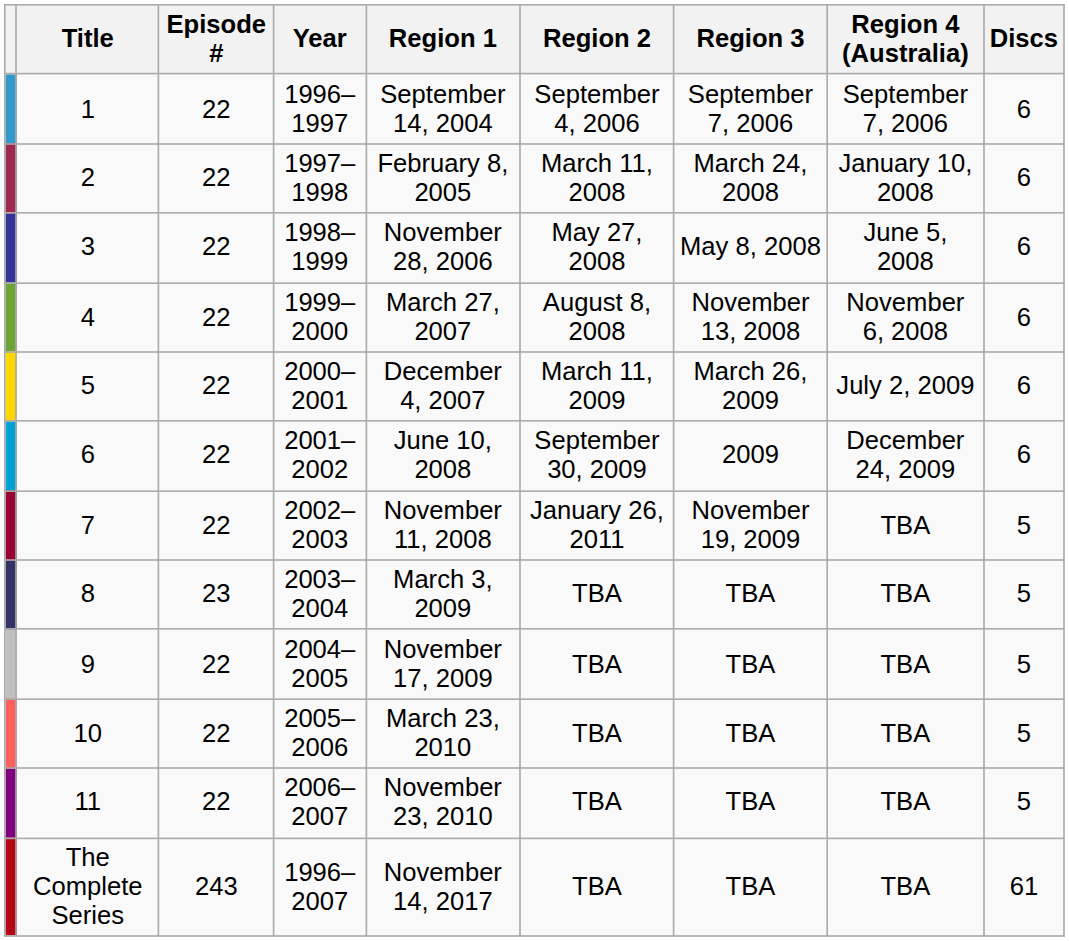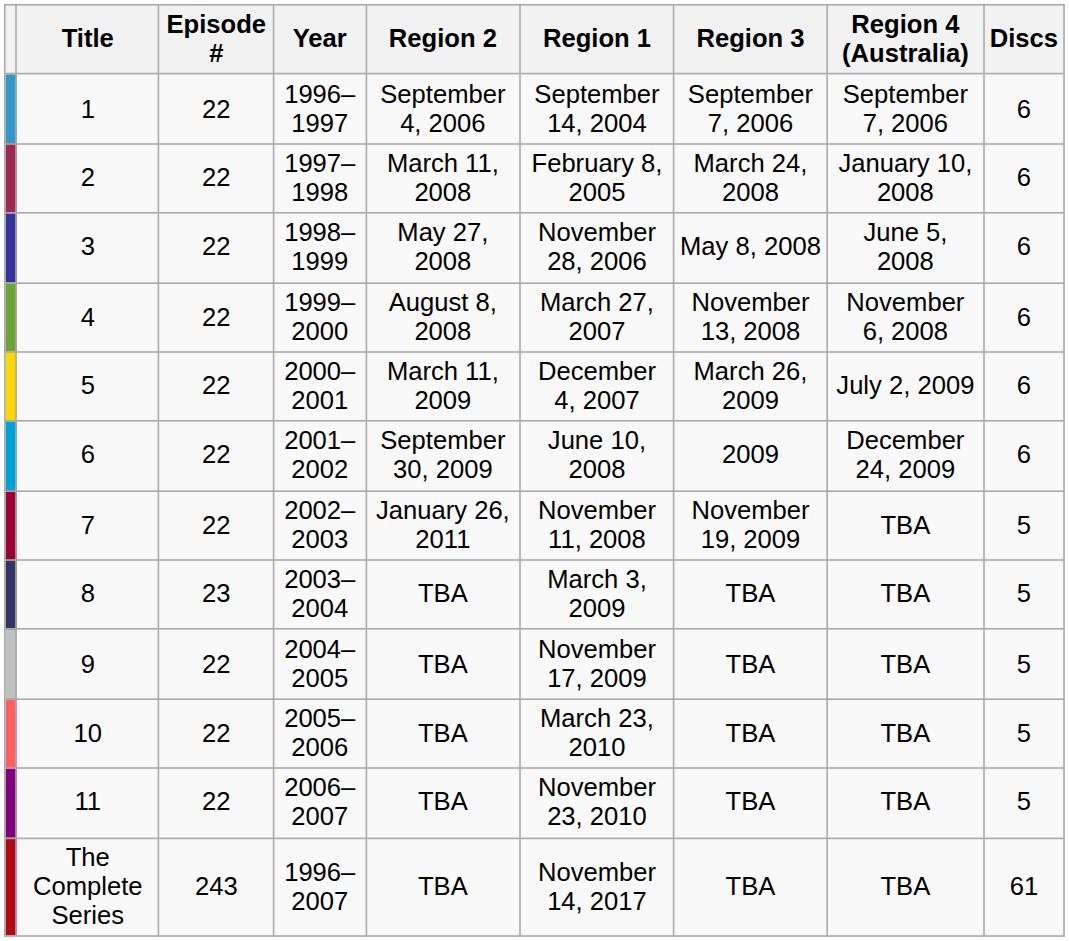columns swapped: (443, 39) <-> (597, 39)
